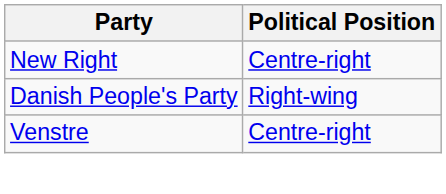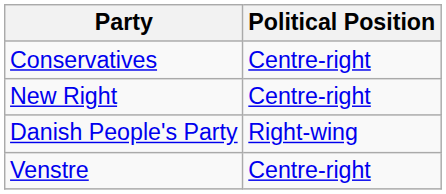+ row: (84, 59)
